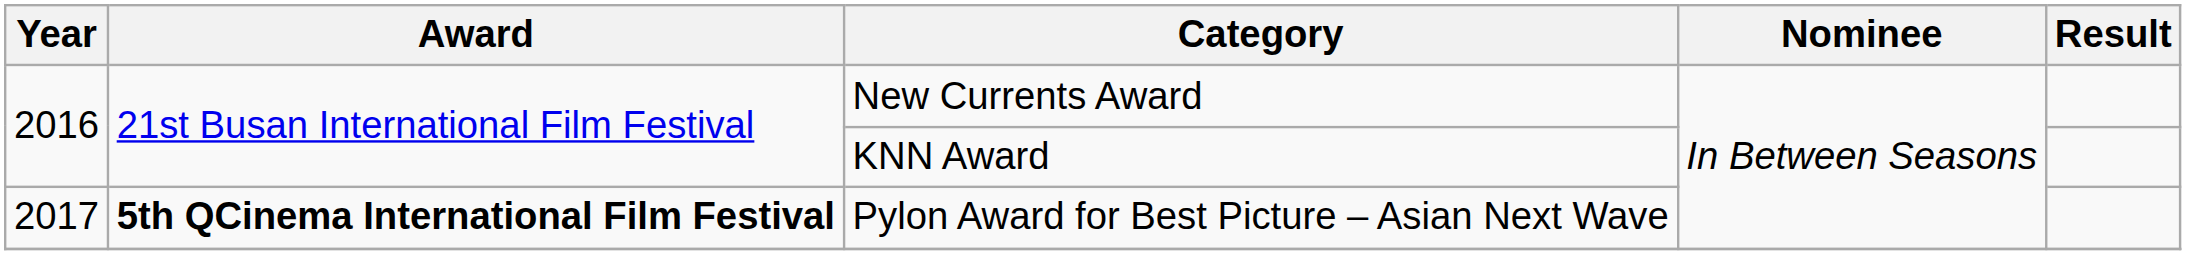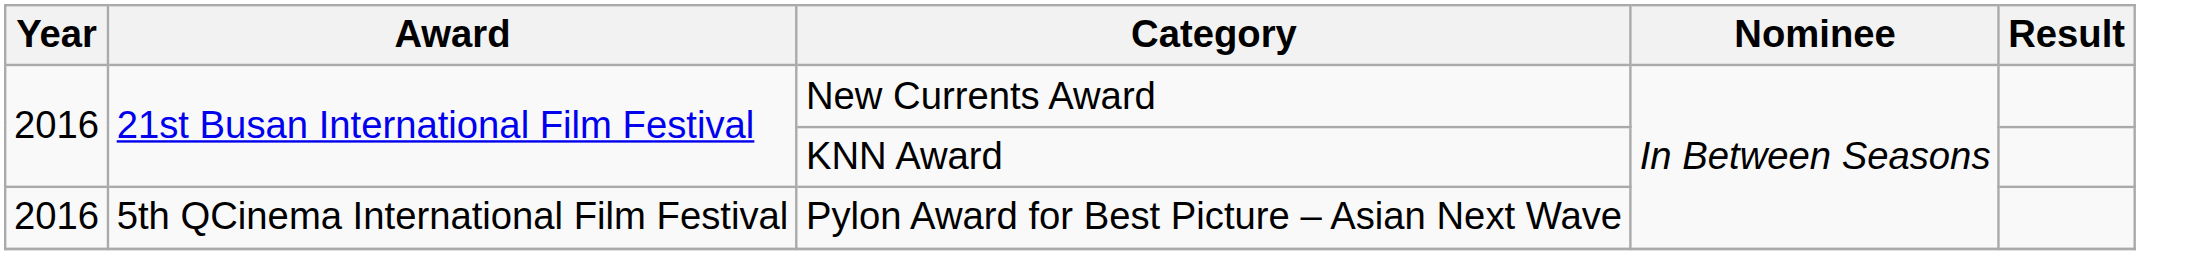(57, 216) 2017 -> (57, 216) 2016
(476, 216) bold -> (452, 216) normal
